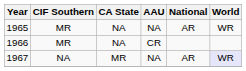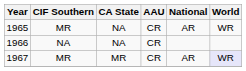(154, 27) NA -> (154, 27) CR
(63, 43) MR -> (63, 43) NA
(63, 58) NA -> (63, 58) MR
(154, 58) NA -> (154, 58) CR
